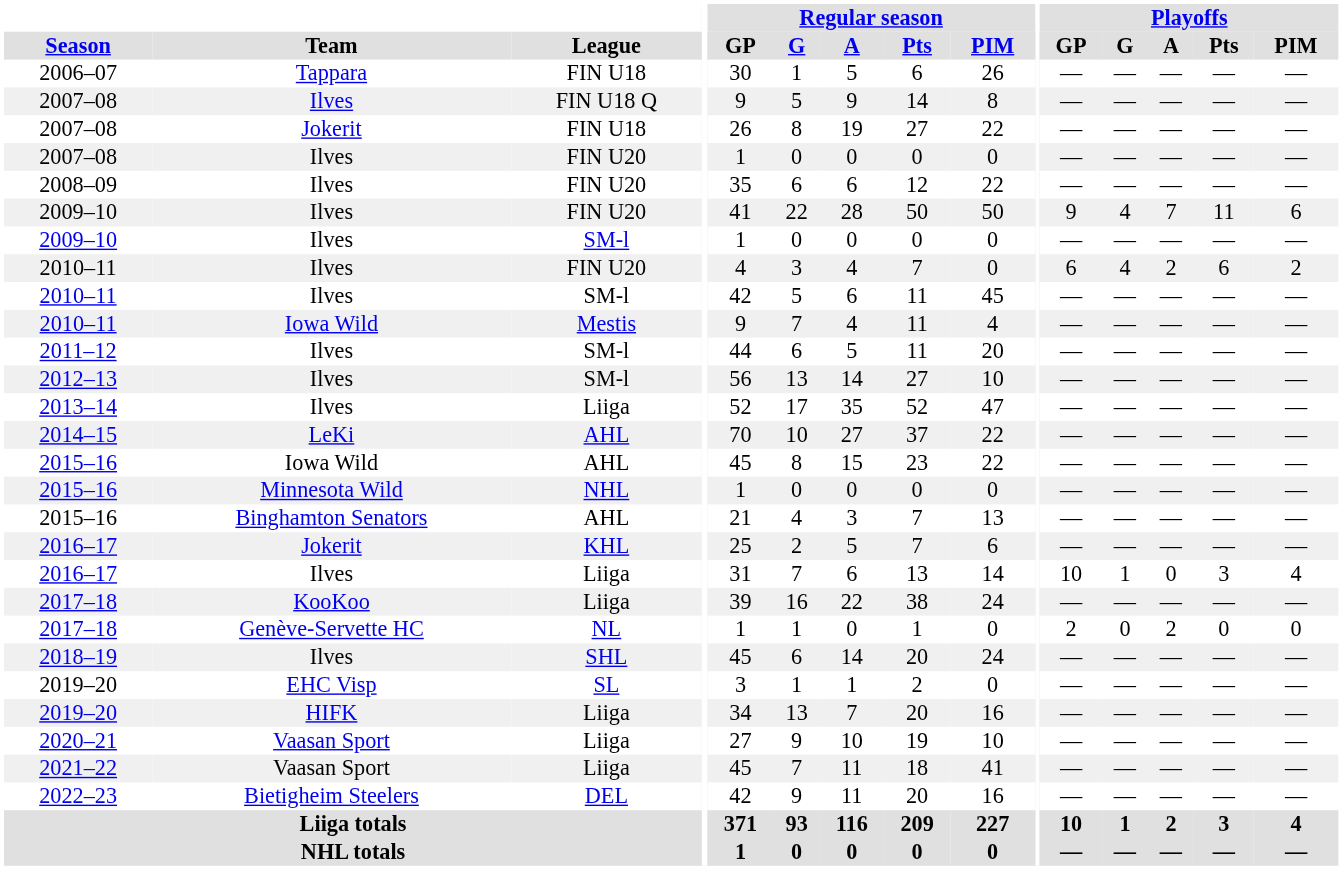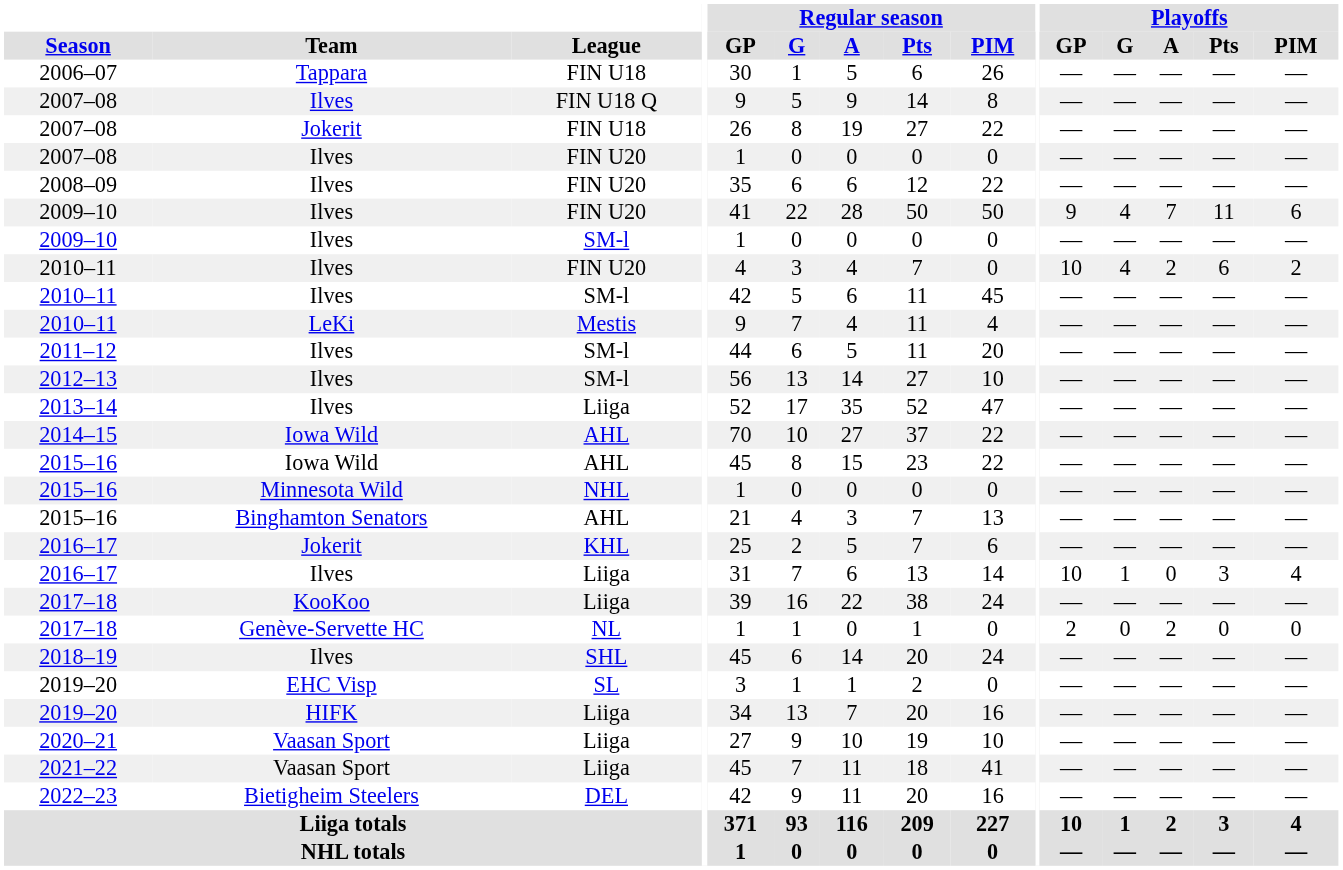(1071, 267) 6 -> (1071, 267) 10
(331, 323) Iowa Wild -> (331, 323) LeKi
(331, 434) LeKi -> (331, 434) Iowa Wild
